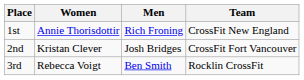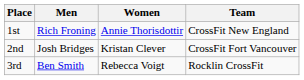columns swapped: (154, 13) <-> (78, 13)
